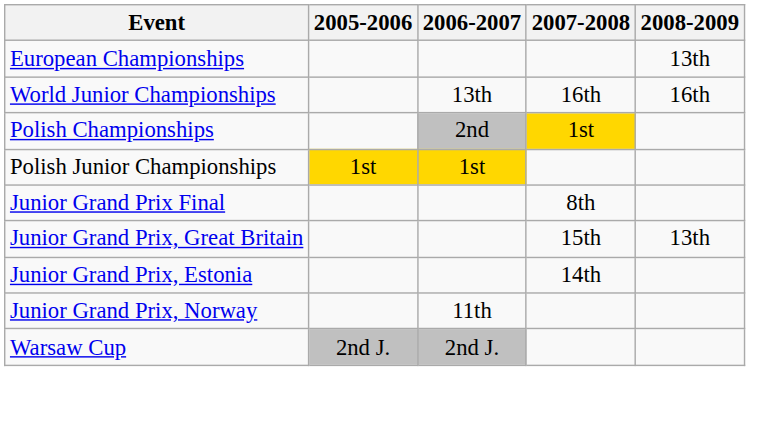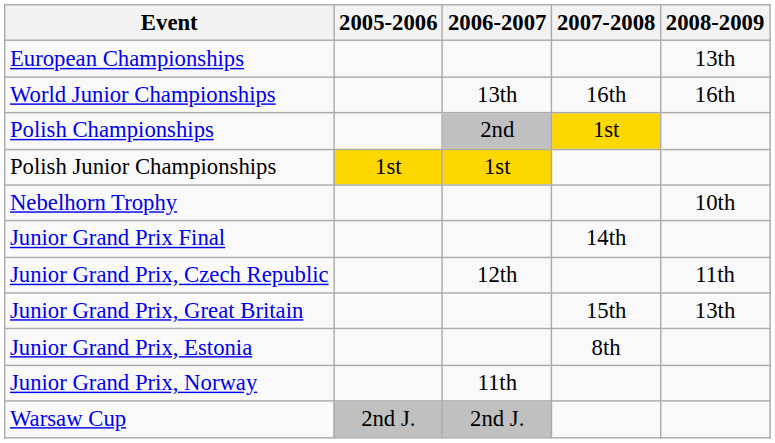+ row: (94, 202)
(581, 202) 8th -> (606, 238) 14th
+ row: (169, 274)
(581, 274) 14th -> (606, 346) 8th
